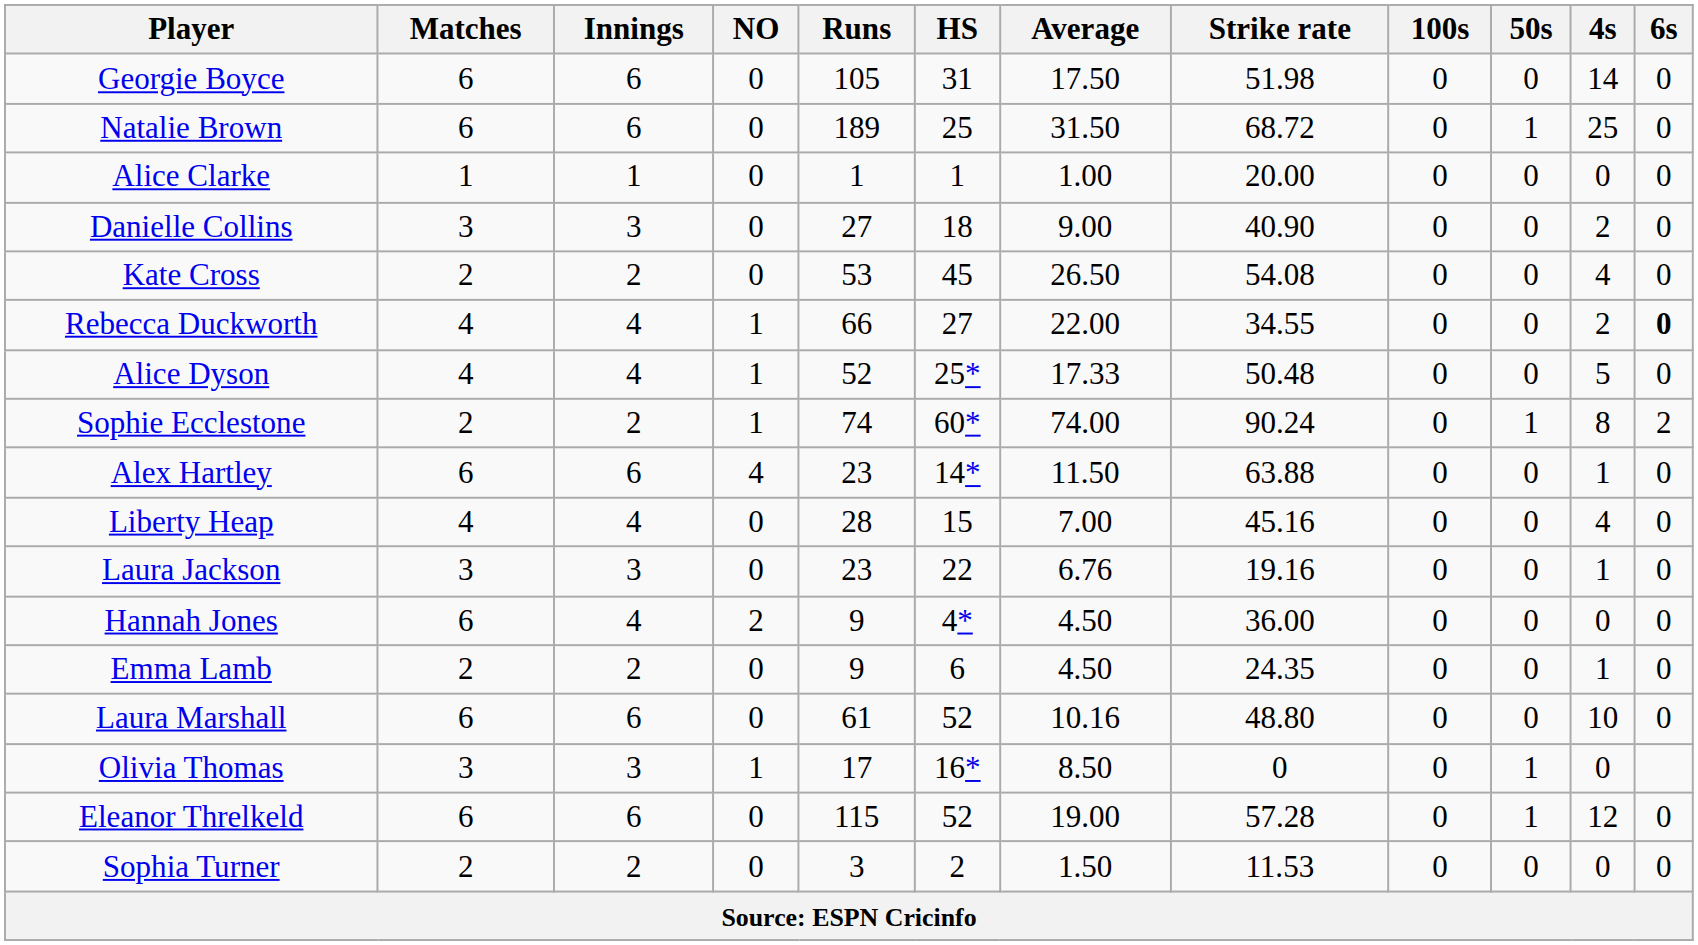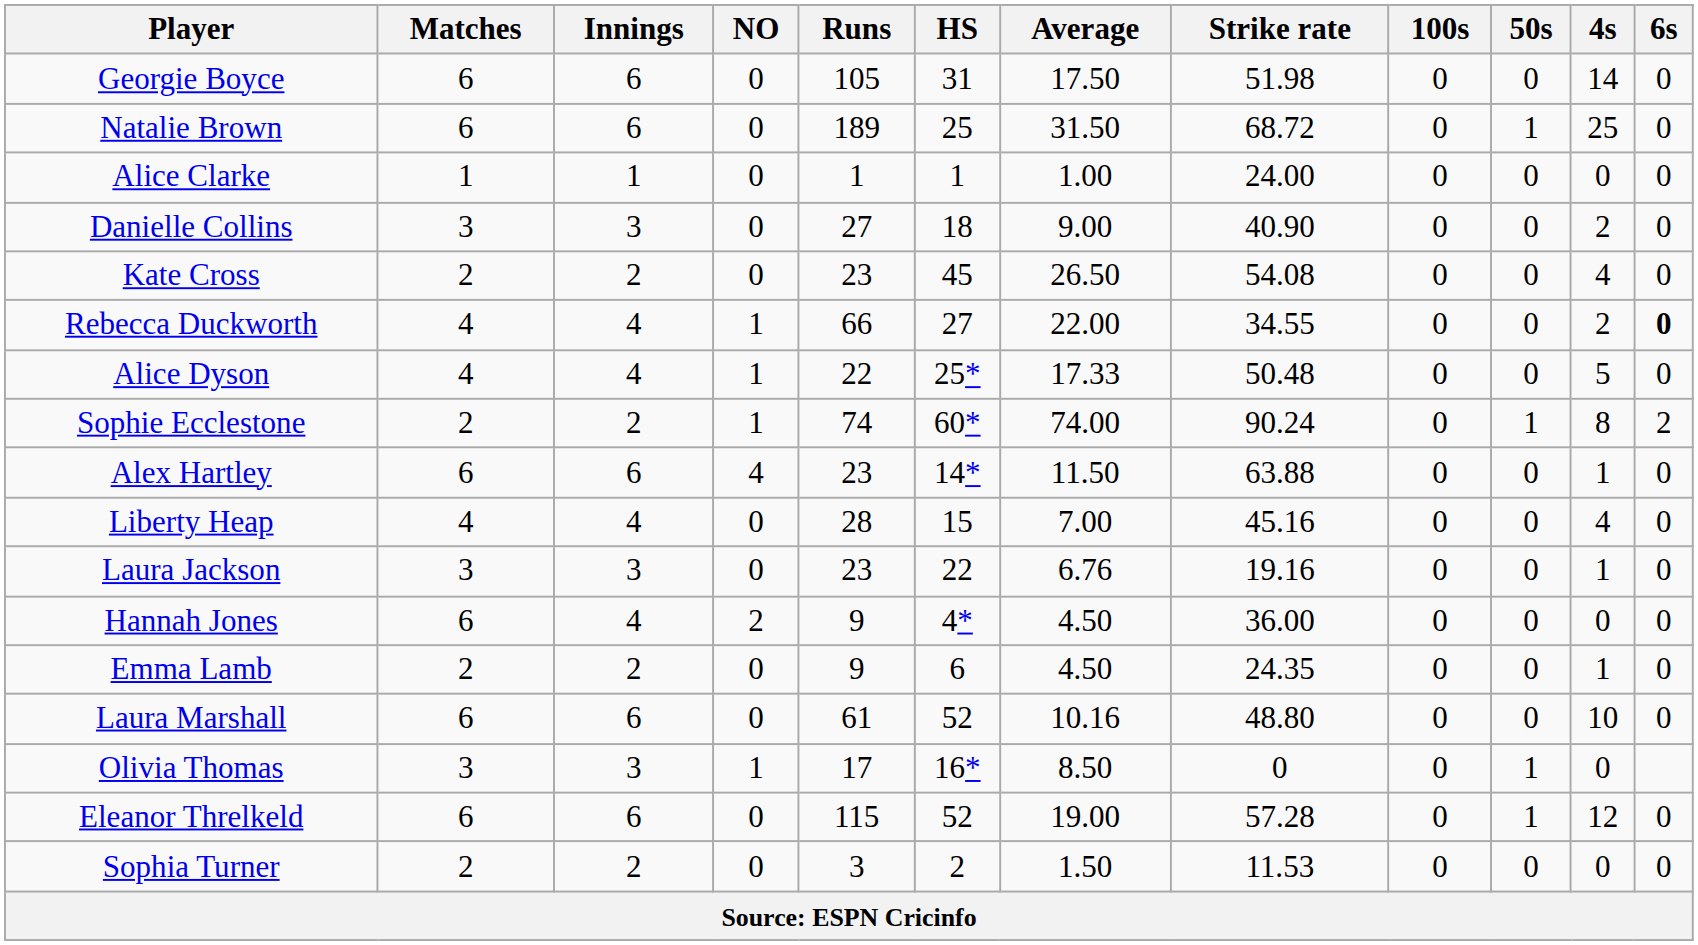(1280, 176) 20.00 -> (1280, 176) 24.00
(857, 275) 53 -> (857, 275) 23
(857, 373) 52 -> (857, 373) 22
